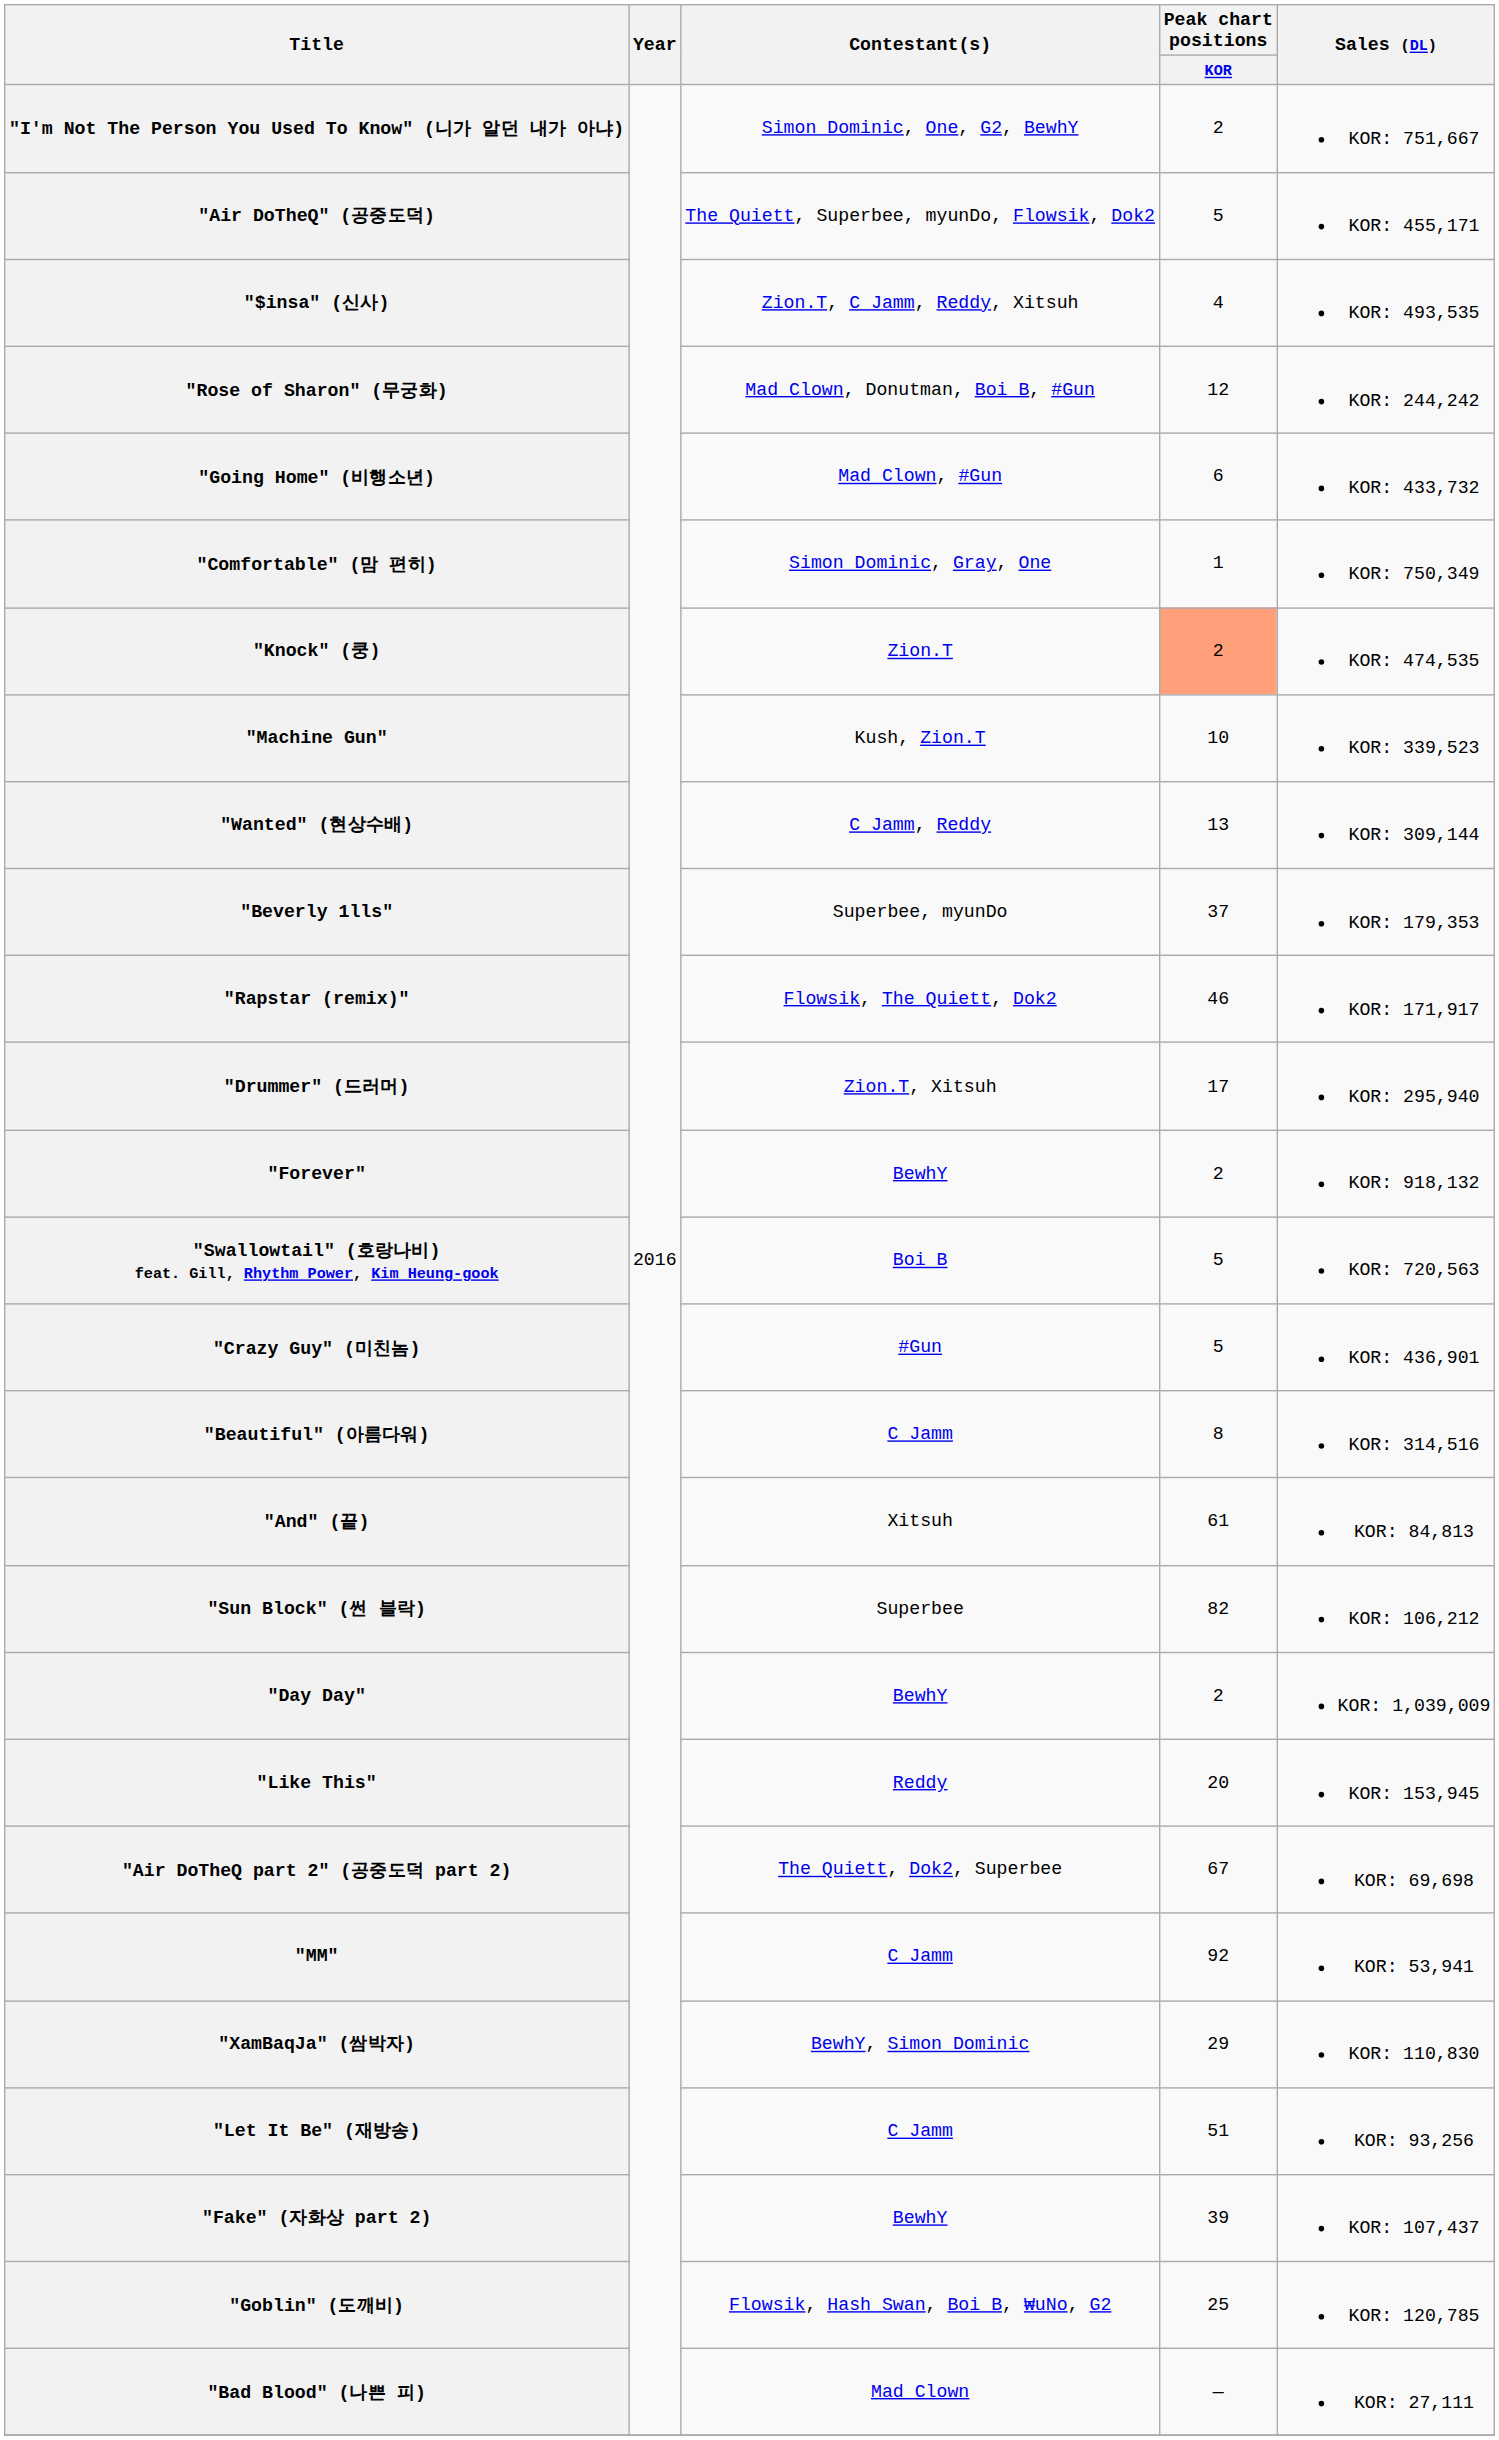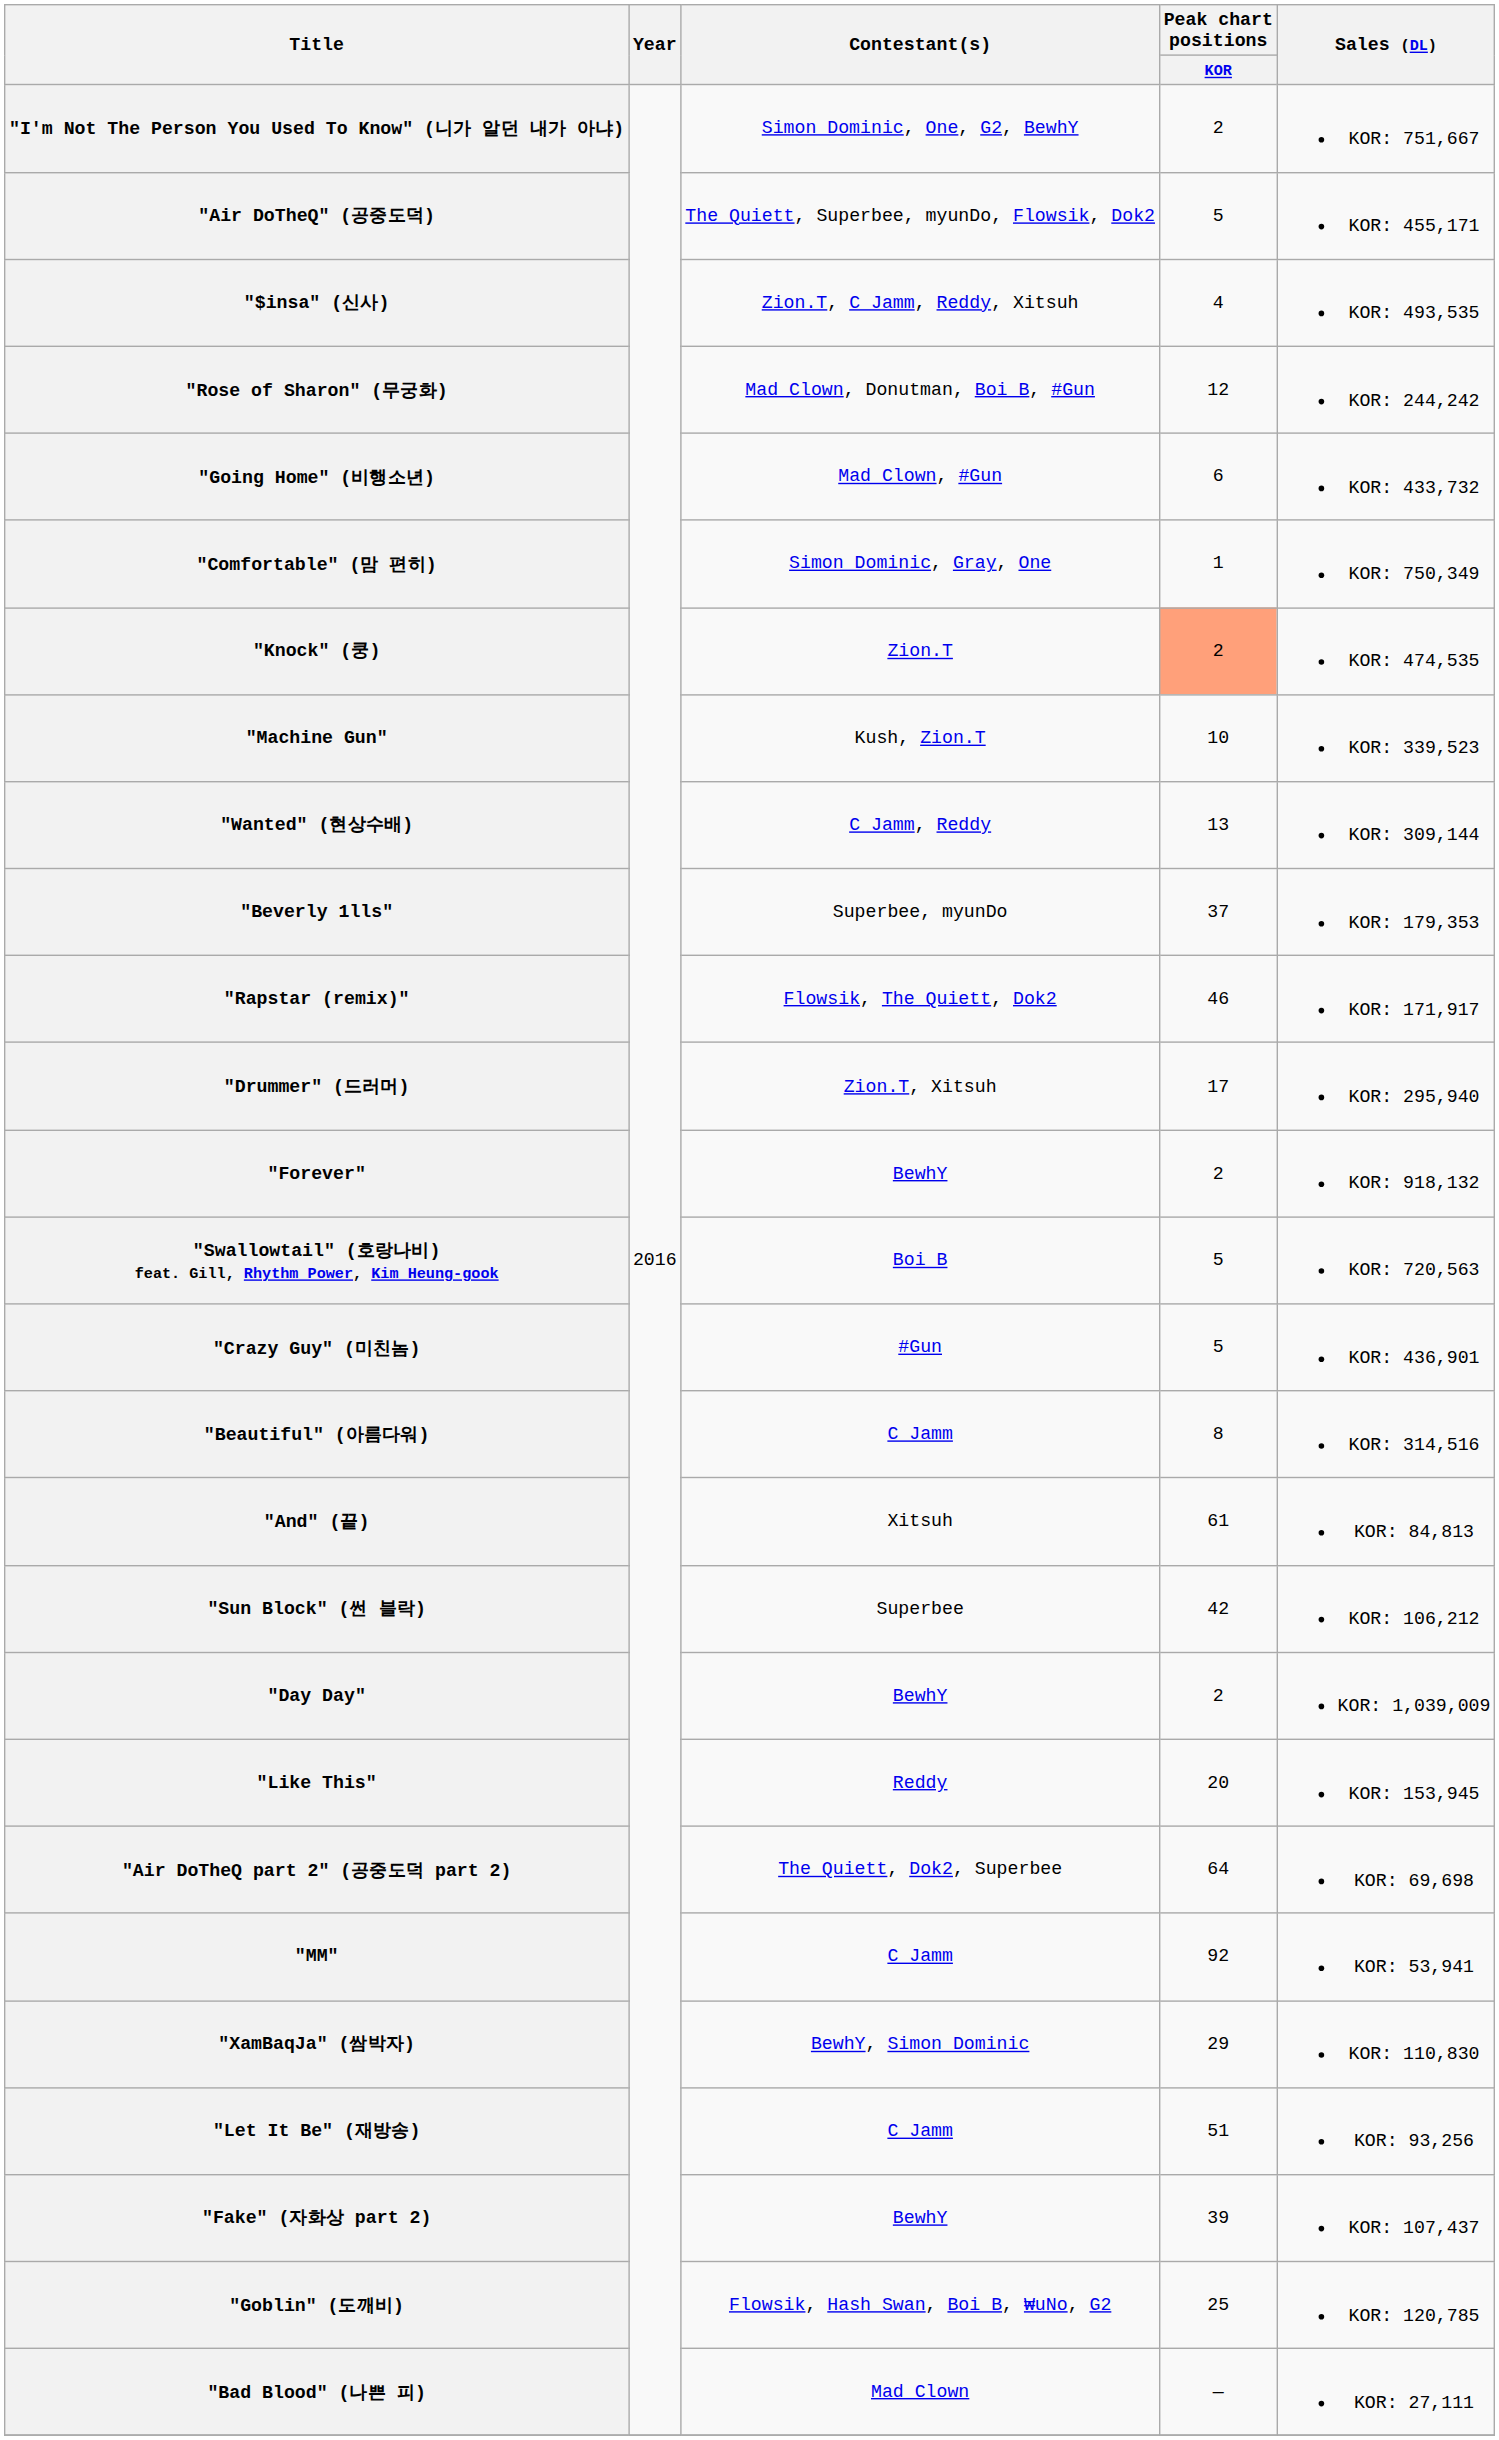(1218, 1609) 82 -> (1218, 1609) 42
(1218, 1870) 67 -> (1218, 1870) 64
